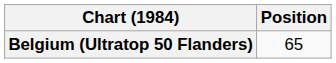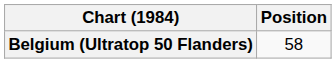(294, 44) 65 -> (294, 44) 58
